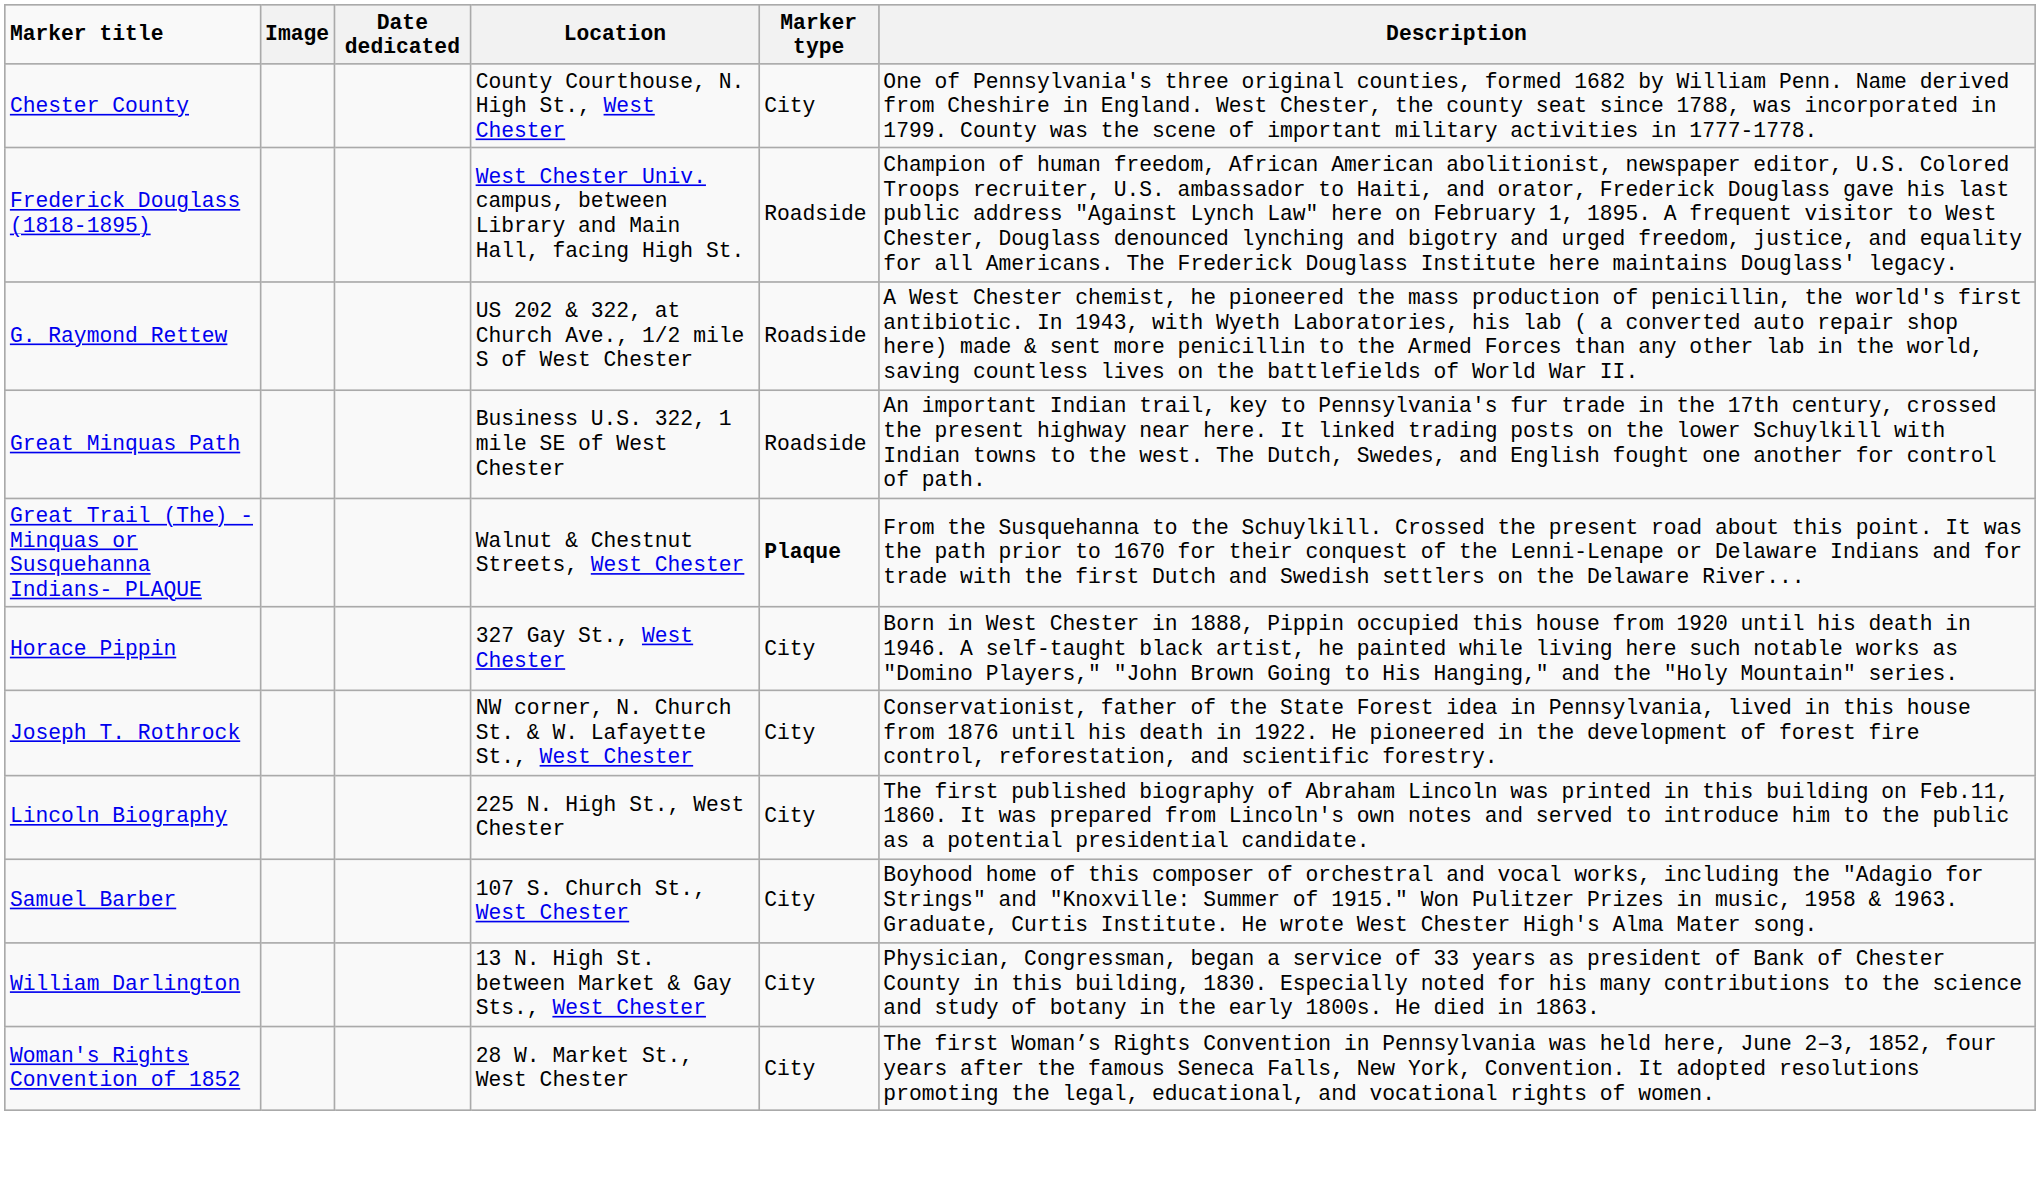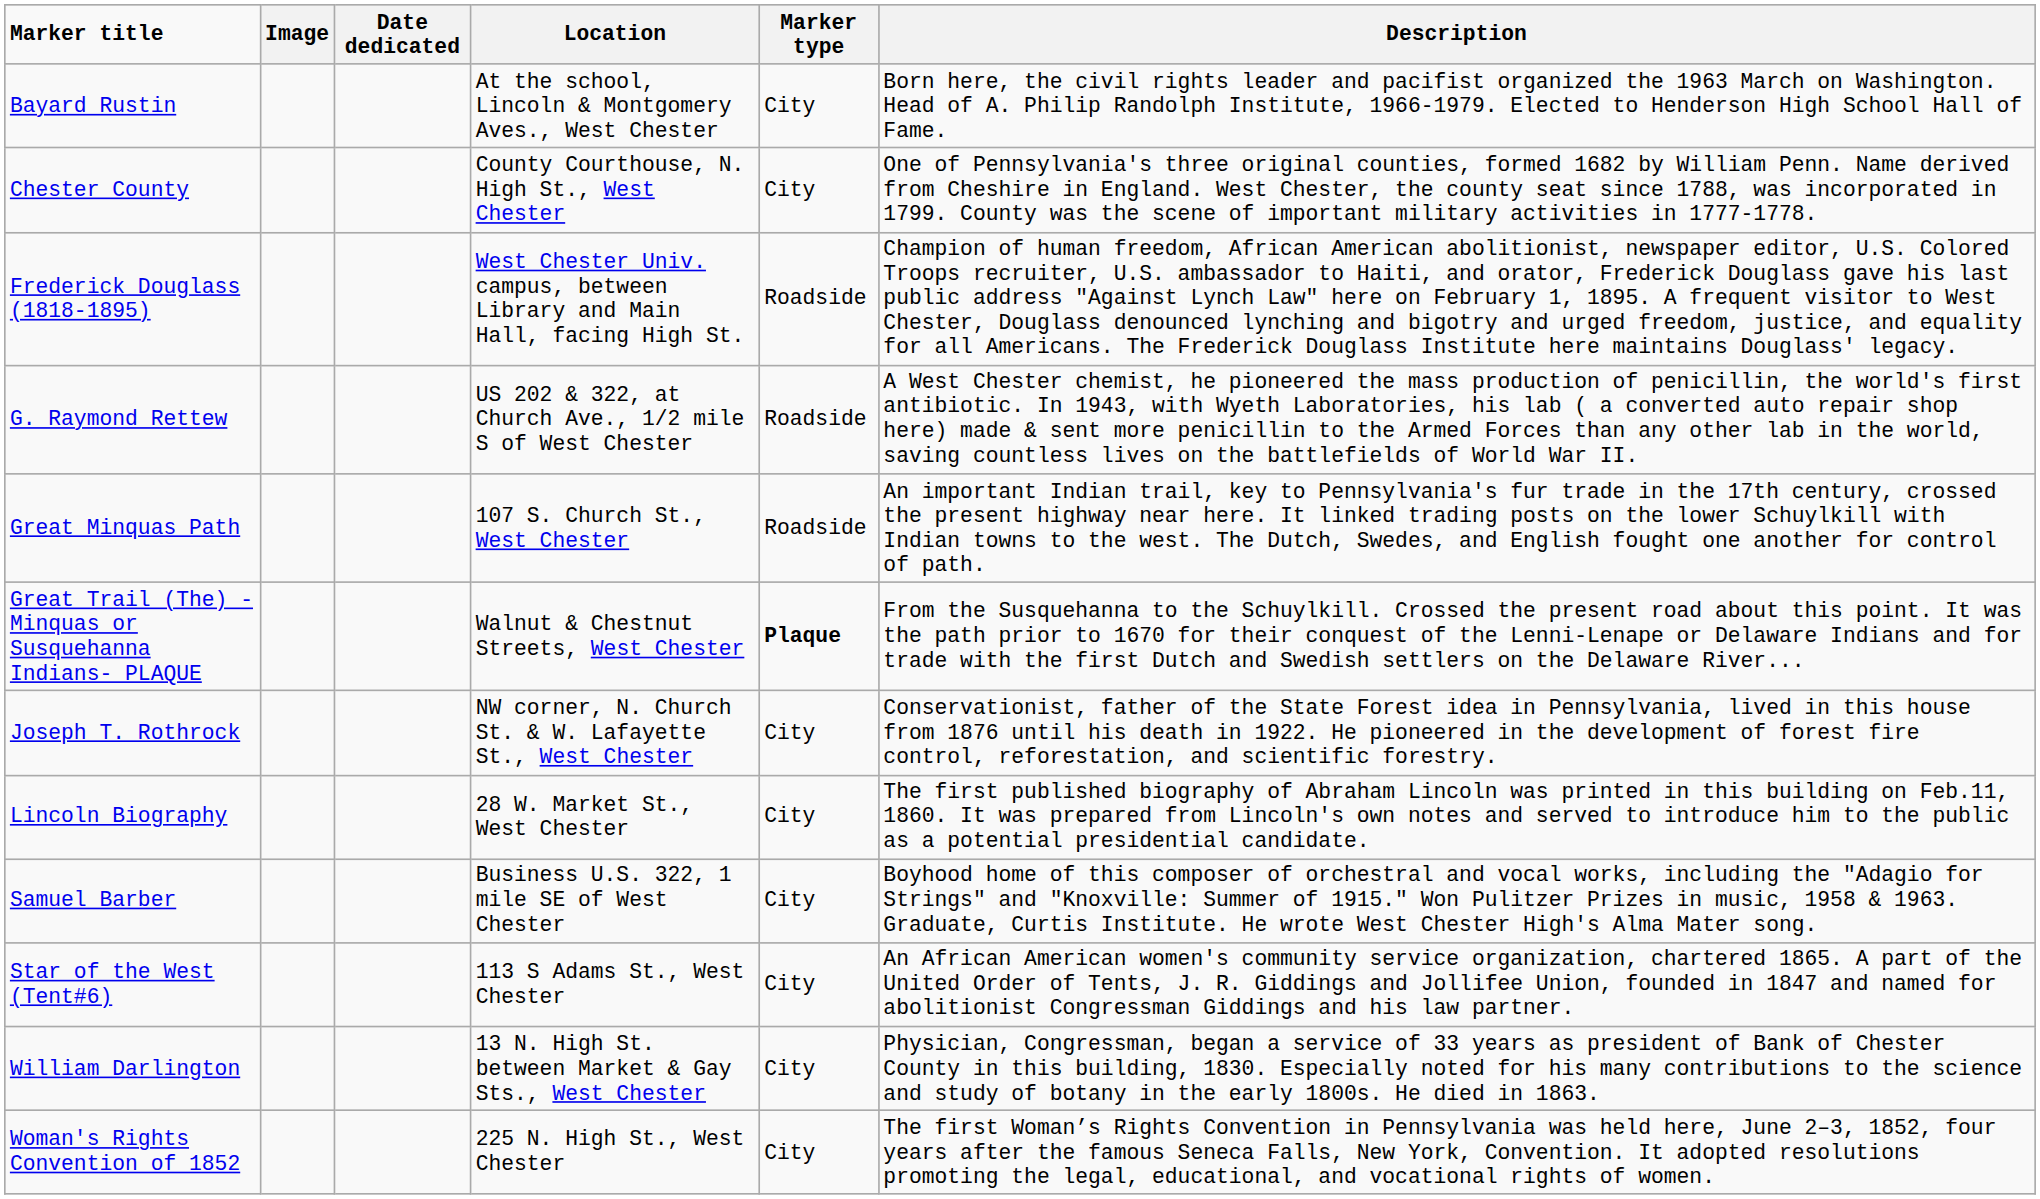+ row: (93, 106)
(604, 444) Business U.S. 322, 1 mile SE of West Chester -> (591, 528) 107 S. Church St., West Chester
- row: (93, 649)
(610, 817) 225 N. High St., West Chester -> (584, 817) 28 W. Market St., West Chester
(591, 901) 107 S. Church St., West Chester -> (604, 901) Business U.S. 322, 1 mile SE of West Chester
+ row: (112, 985)
(584, 1069) 28 W. Market St., West Chester -> (610, 1153) 225 N. High St., West Chester
